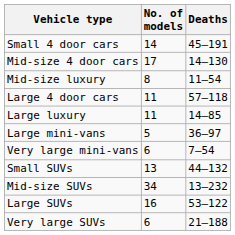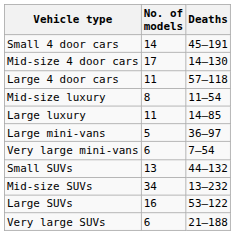rows swapped: (63, 97) <-> (56, 79)
